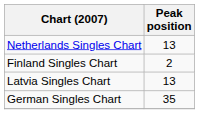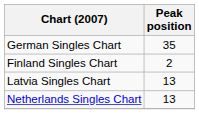rows swapped: (74, 44) <-> (64, 99)
